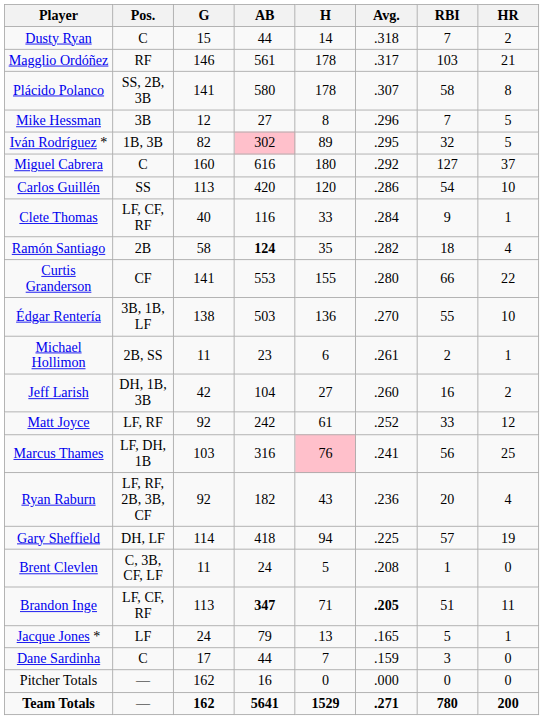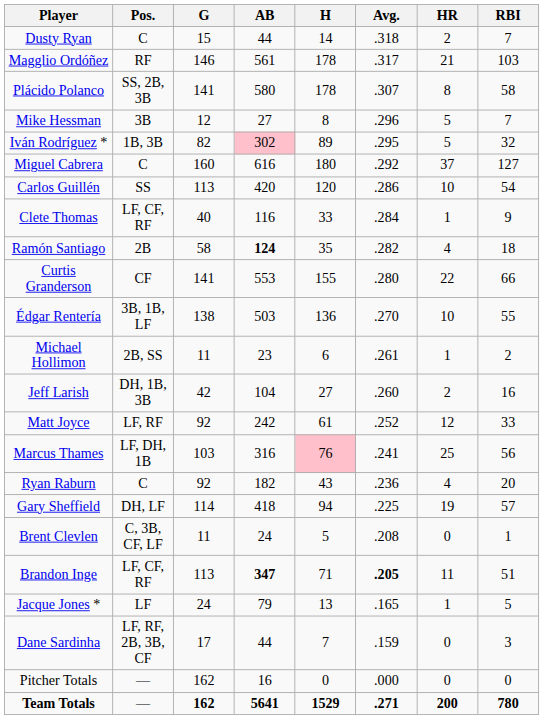columns swapped: (508, 15) <-> (447, 15)
(143, 499) LF, RF, 2B, 3B, CF -> (143, 483) C
(143, 658) C -> (143, 642) LF, RF, 2B, 3B, CF
